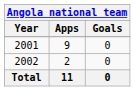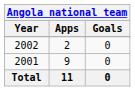rows swapped: (27, 45) <-> (27, 61)
